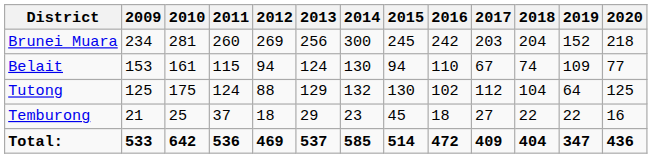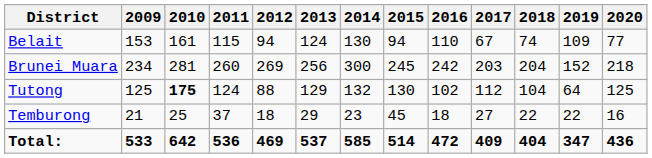rows swapped: (63, 42) <-> (36, 67)
(182, 91) normal -> (182, 91) bold
